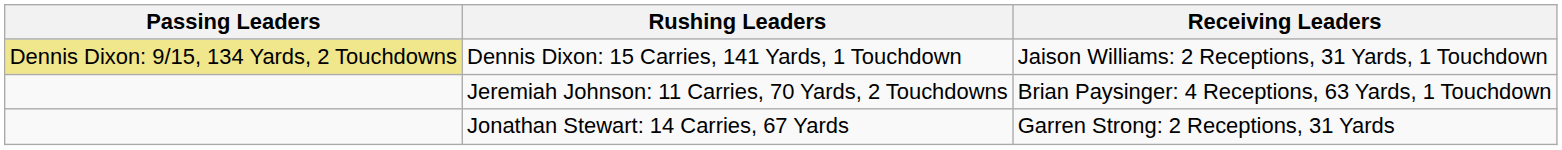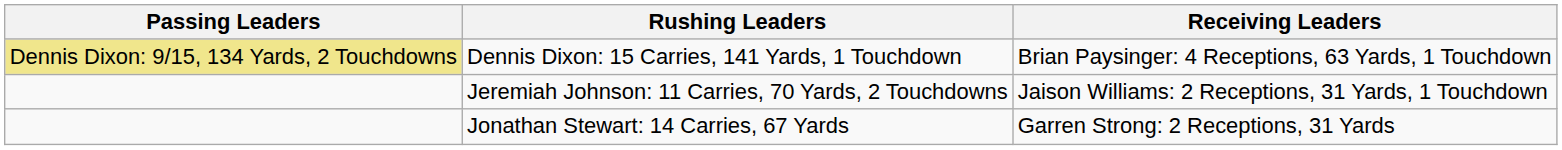(1283, 56) Jaison Williams: 2 Receptions, 31 Yards, 1 Touchdown -> (1285, 56) Brian Paysinger: 4 Receptions, 63 Yards, 1 Touchdown
(1285, 91) Brian Paysinger: 4 Receptions, 63 Yards, 1 Touchdown -> (1283, 91) Jaison Williams: 2 Receptions, 31 Yards, 1 Touchdown
